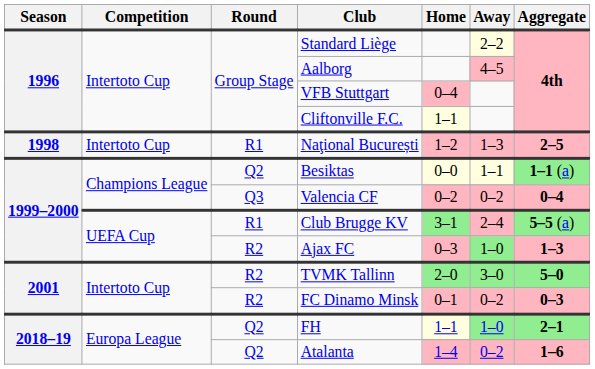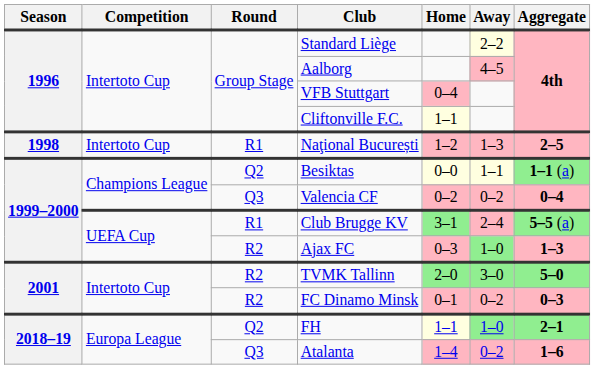(254, 351) Q2 -> (254, 351) Q3
